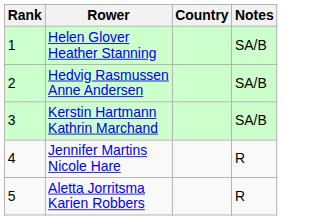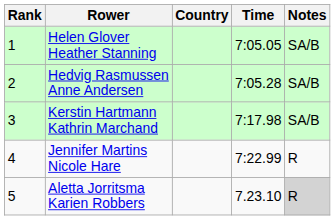+ column: (258, 15)
(240, 196) no background -> (293, 196) lightgrey background
